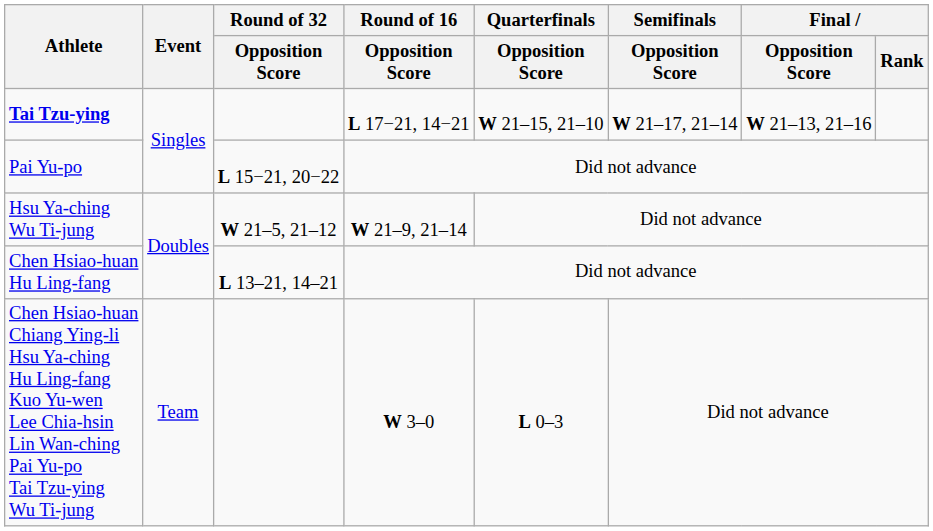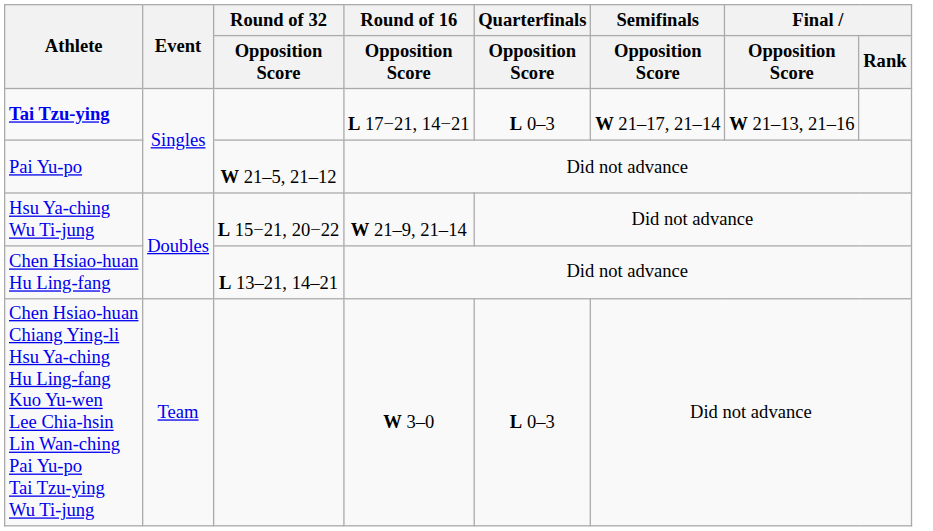(541, 125) W 21–15, 21–10 -> (532, 125) L 0–3
(278, 177) L 15−21, 20−22 -> (278, 177) W 21–5, 21–12
(278, 230) W 21–5, 21–12 -> (278, 230) L 15−21, 20−22
